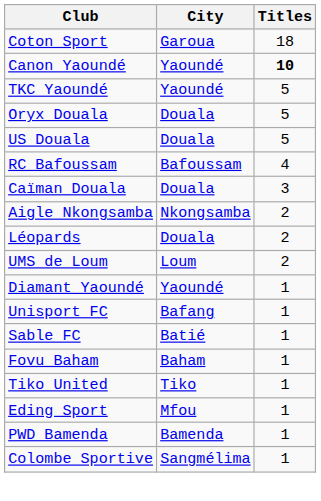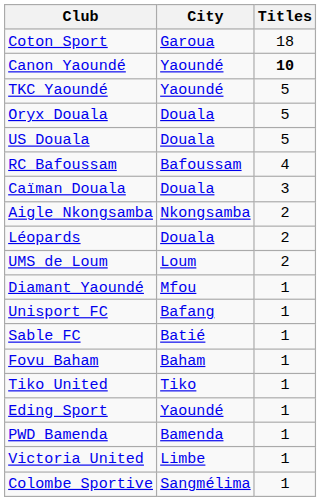(192, 287) Yaoundé -> (178, 287) Mfou
(178, 410) Mfou -> (192, 410) Yaoundé
+ row: (76, 459)
